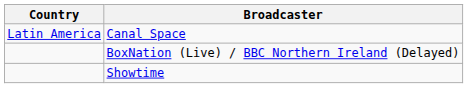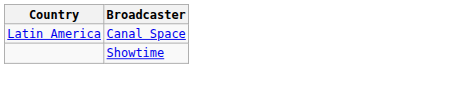- row: (283, 53)
